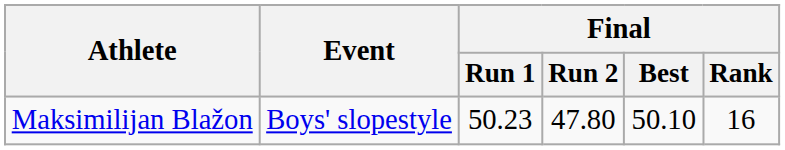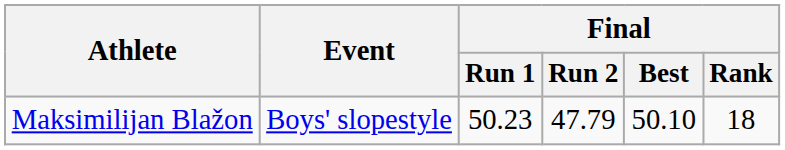(583, 120) 47.80 -> (583, 120) 47.79
(741, 120) 16 -> (741, 120) 18
